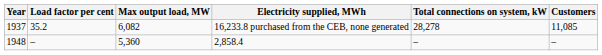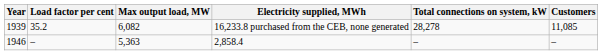(16, 27) 1937 -> (16, 27) 1939
(16, 42) 1948 -> (16, 42) 1946
(129, 42) 5,360 -> (129, 42) 5,363
